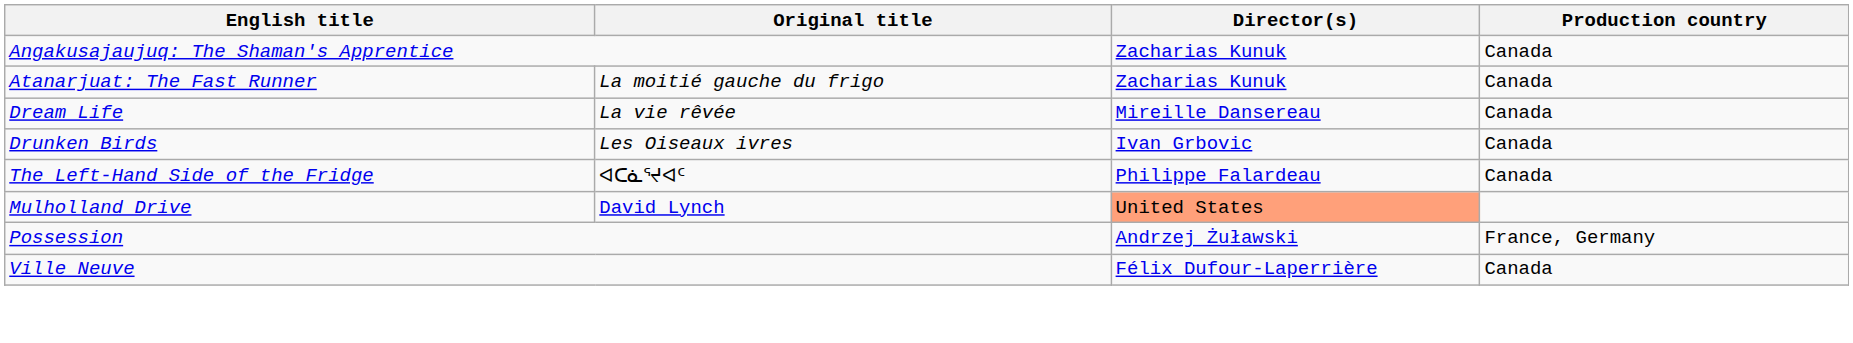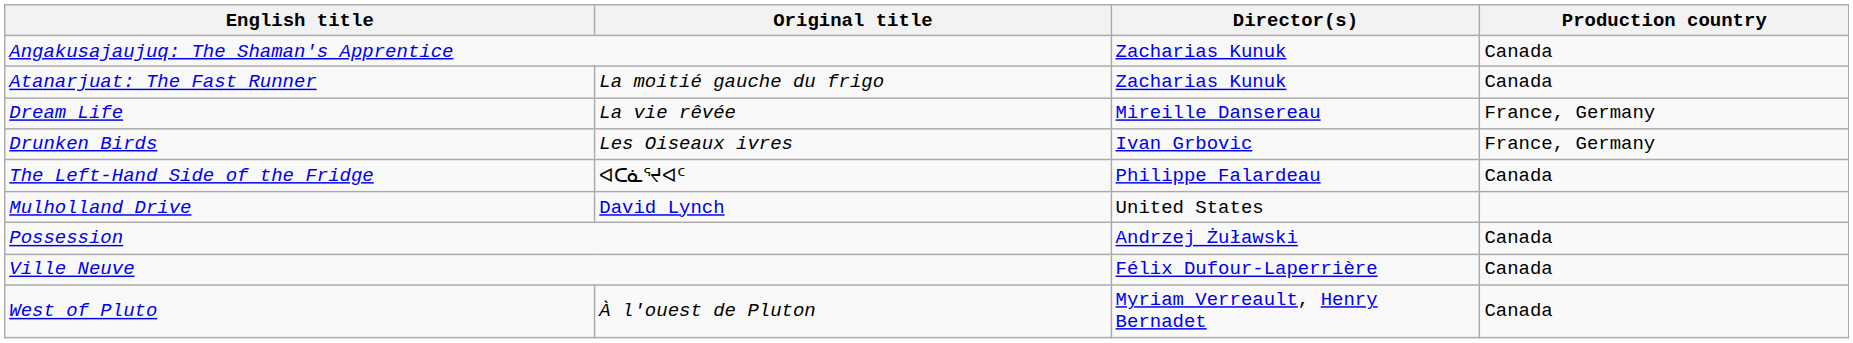(1519, 113) Canada -> (1570, 113) France, Germany
(1519, 144) Canada -> (1570, 144) France, Germany
(1190, 207) lightsalmon background -> (1190, 207) no background
(1570, 238) France, Germany -> (1519, 238) Canada
+ row: (83, 311)
